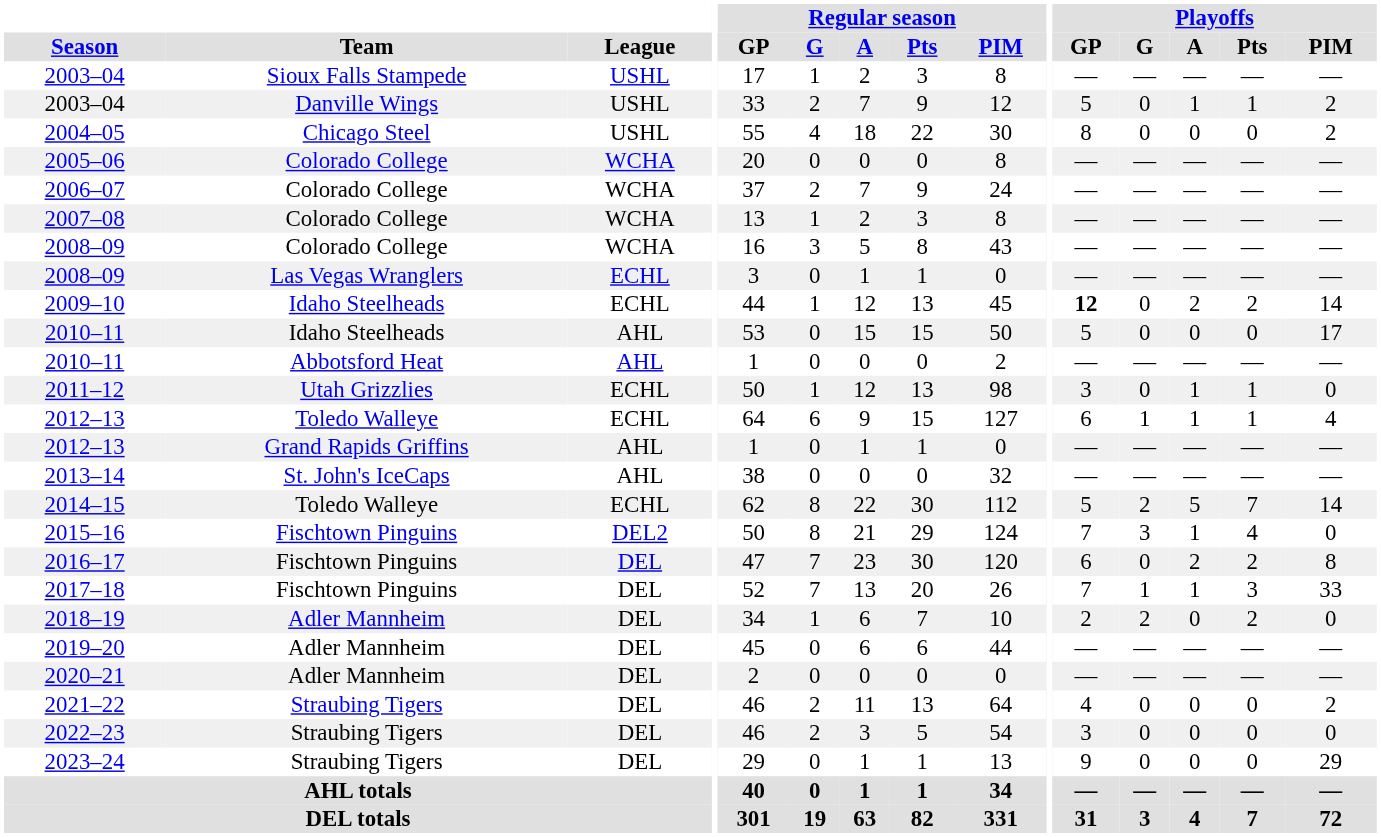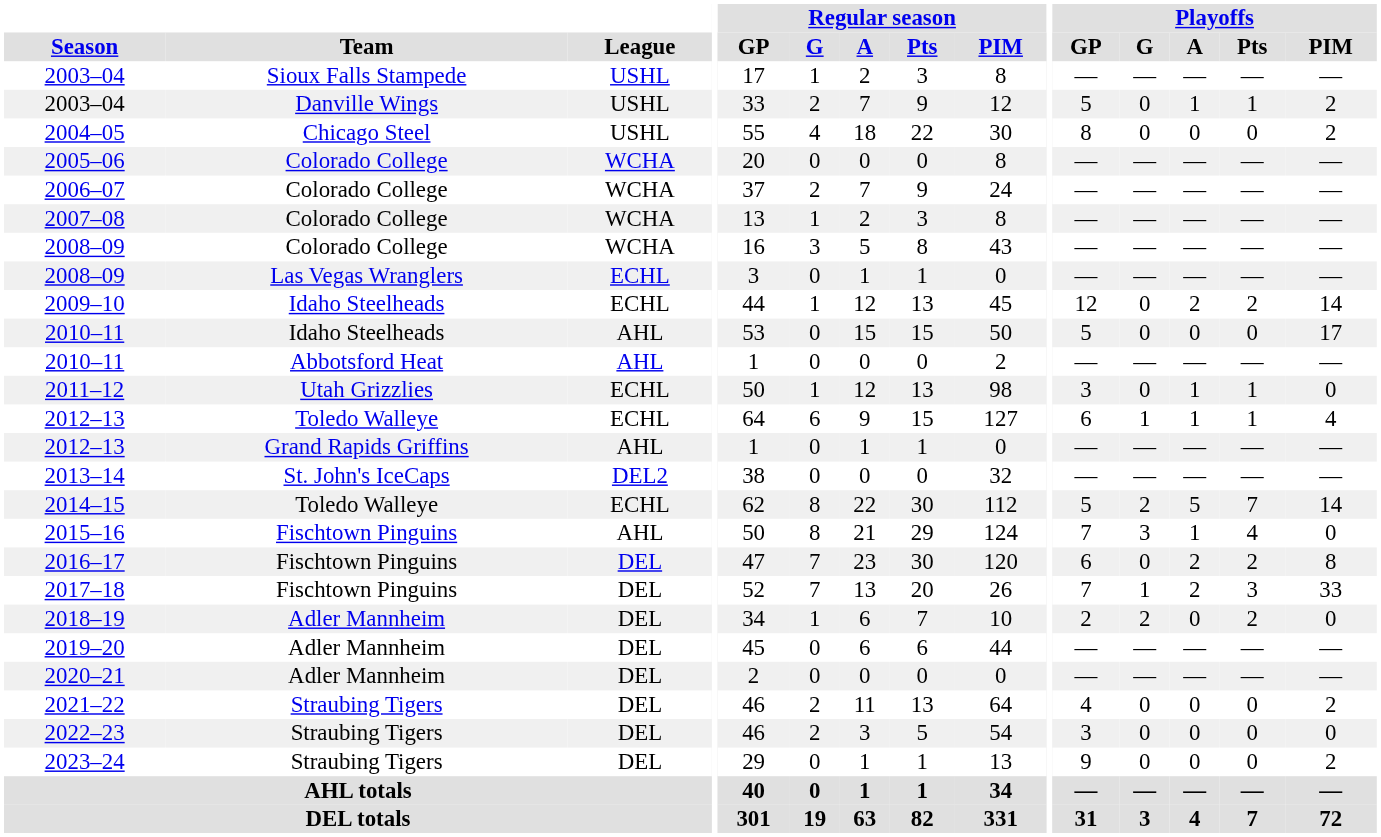(1086, 304) bold -> (1086, 304) normal
(640, 475) AHL -> (640, 475) DEL2
(640, 532) DEL2 -> (640, 532) AHL
(1195, 590) 1 -> (1195, 590) 2
(1331, 761) 29 -> (1331, 761) 2
